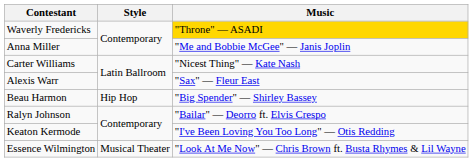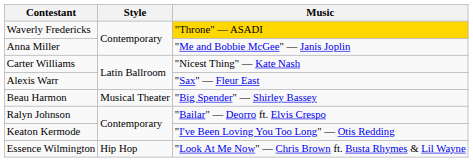(119, 98) Hip Hop -> (135, 98) Musical Theater
(135, 149) Musical Theater -> (119, 149) Hip Hop
